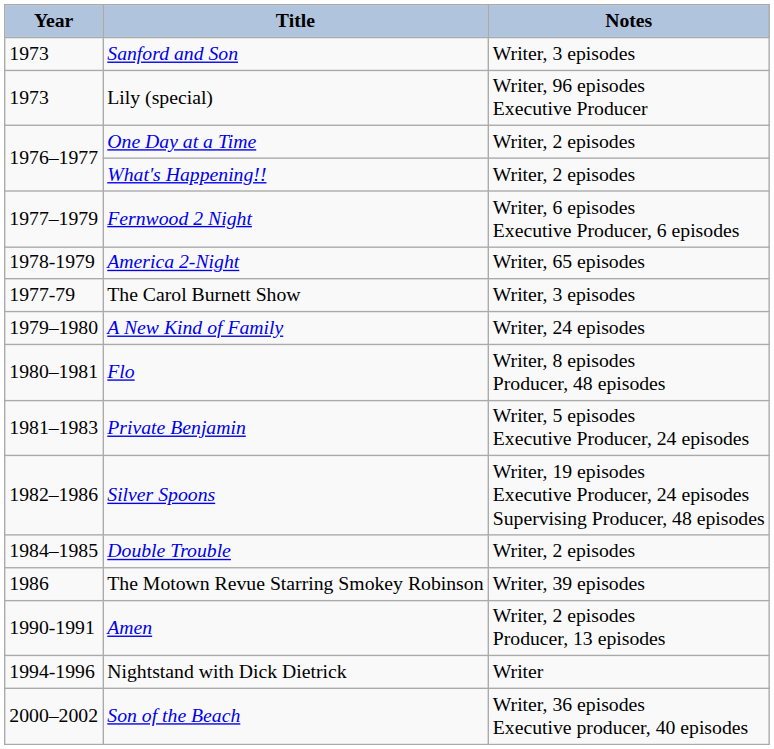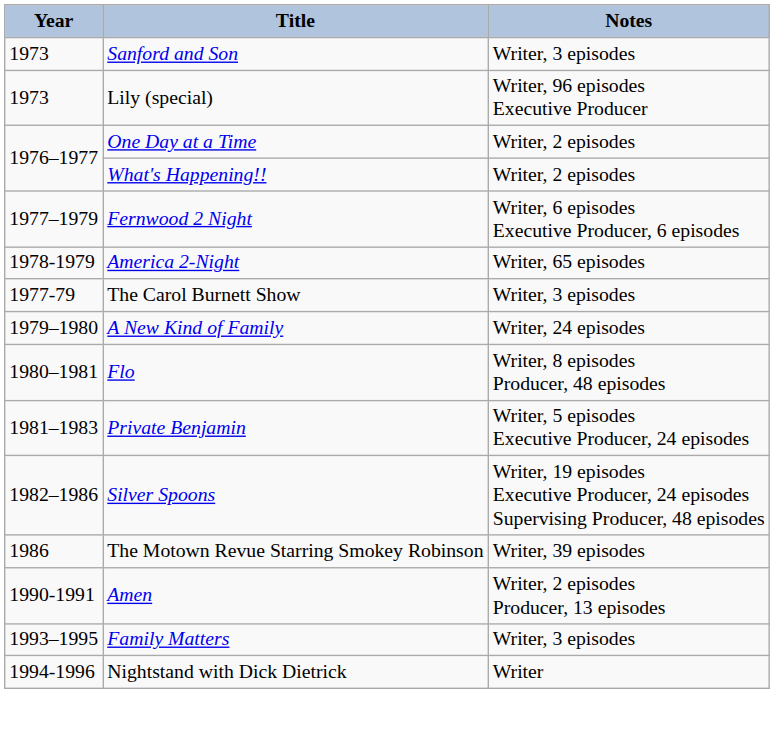- row: (169, 551)
+ row: (168, 639)
- row: (174, 716)
